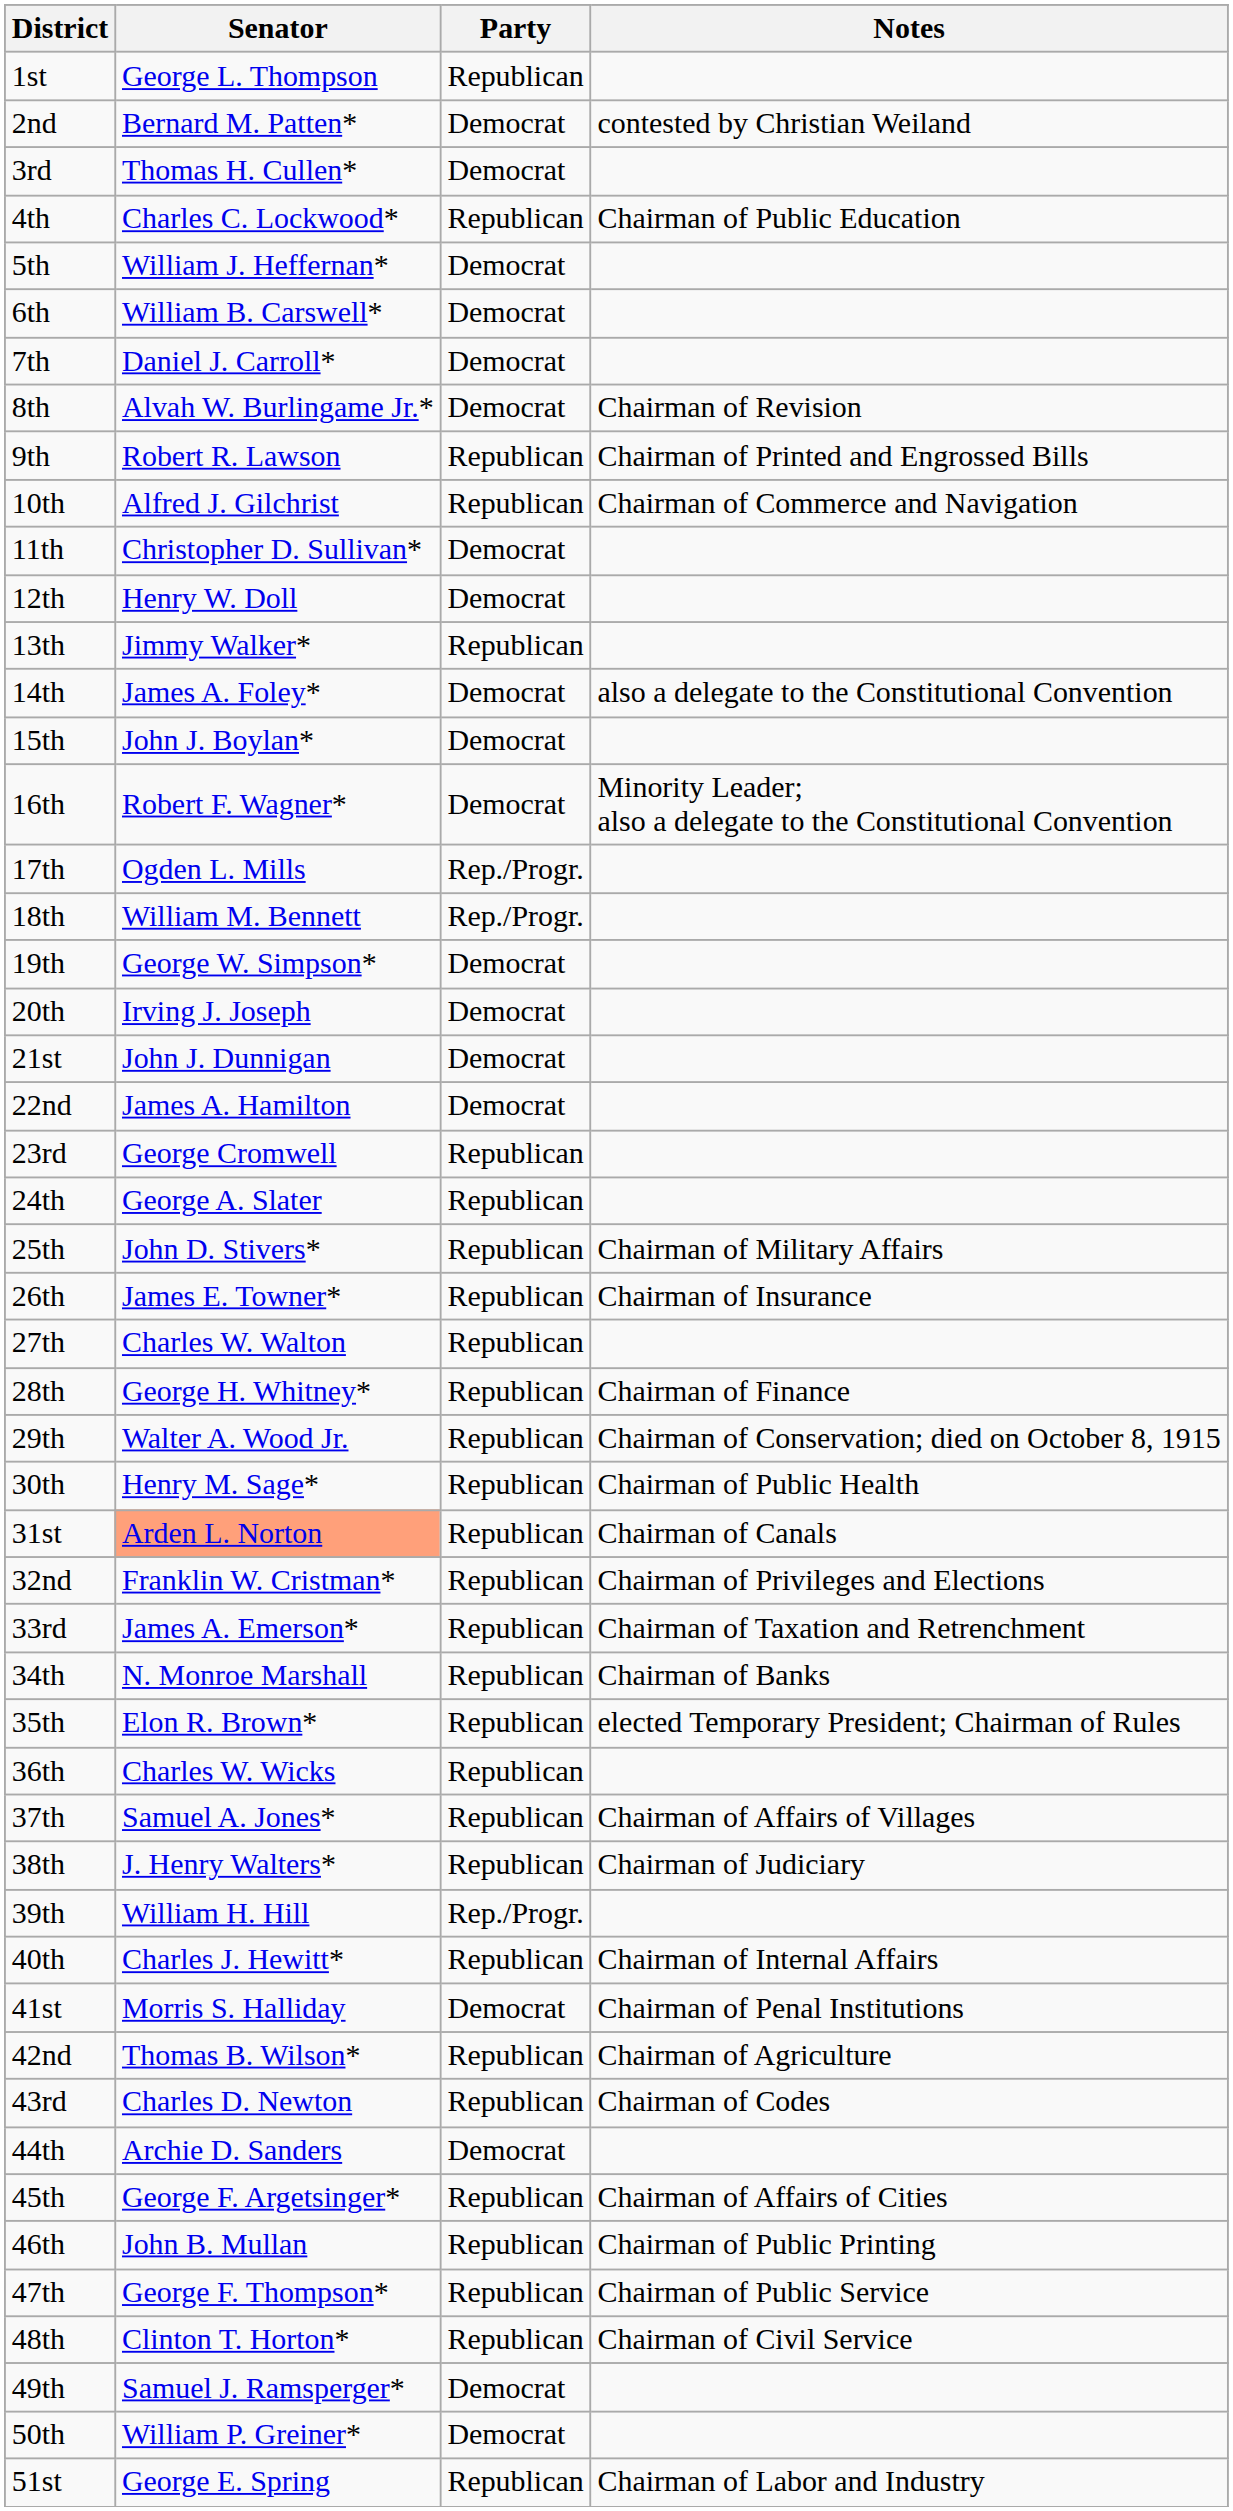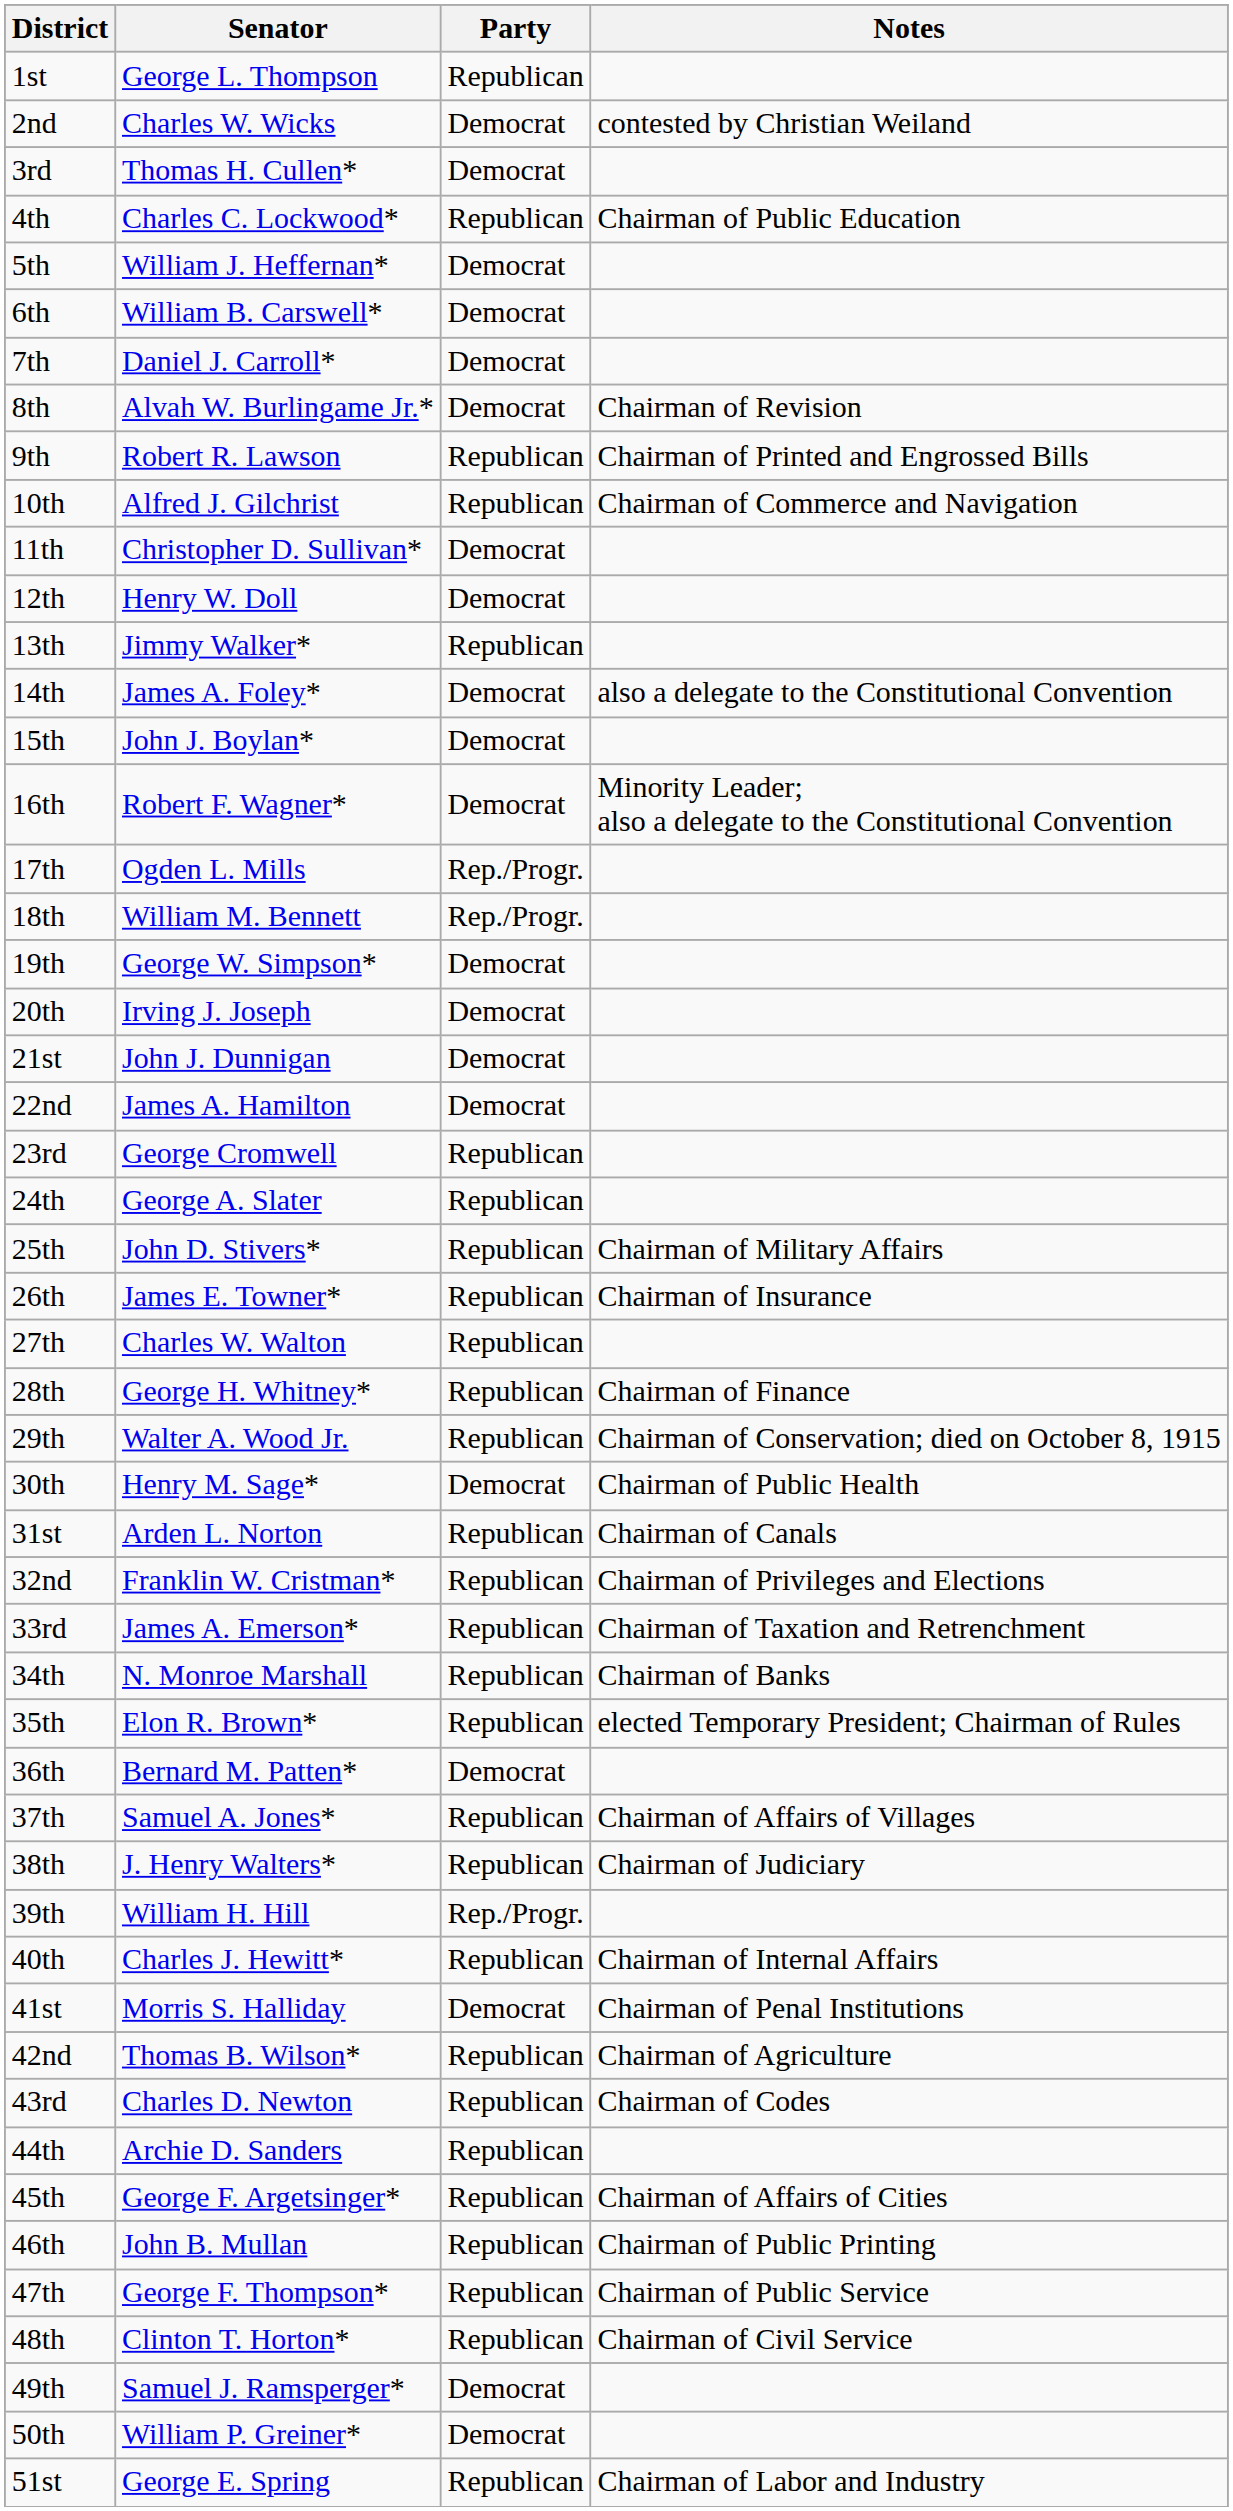(240, 123) Bernard M. Patten* -> (229, 123) Charles W. Wicks
(516, 1485) Republican -> (506, 1485) Democrat
(222, 1532) lightsalmon background -> (222, 1532) no background
(229, 1770) Charles W. Wicks -> (240, 1770) Bernard M. Patten*
(516, 1770) Republican -> (506, 1770) Democrat
(506, 2149) Democrat -> (516, 2149) Republican
